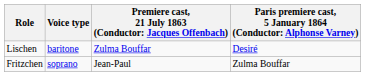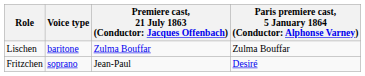(245, 48) Desiré -> (261, 48) Zulma Bouffar
(261, 64) Zulma Bouffar -> (245, 64) Desiré
